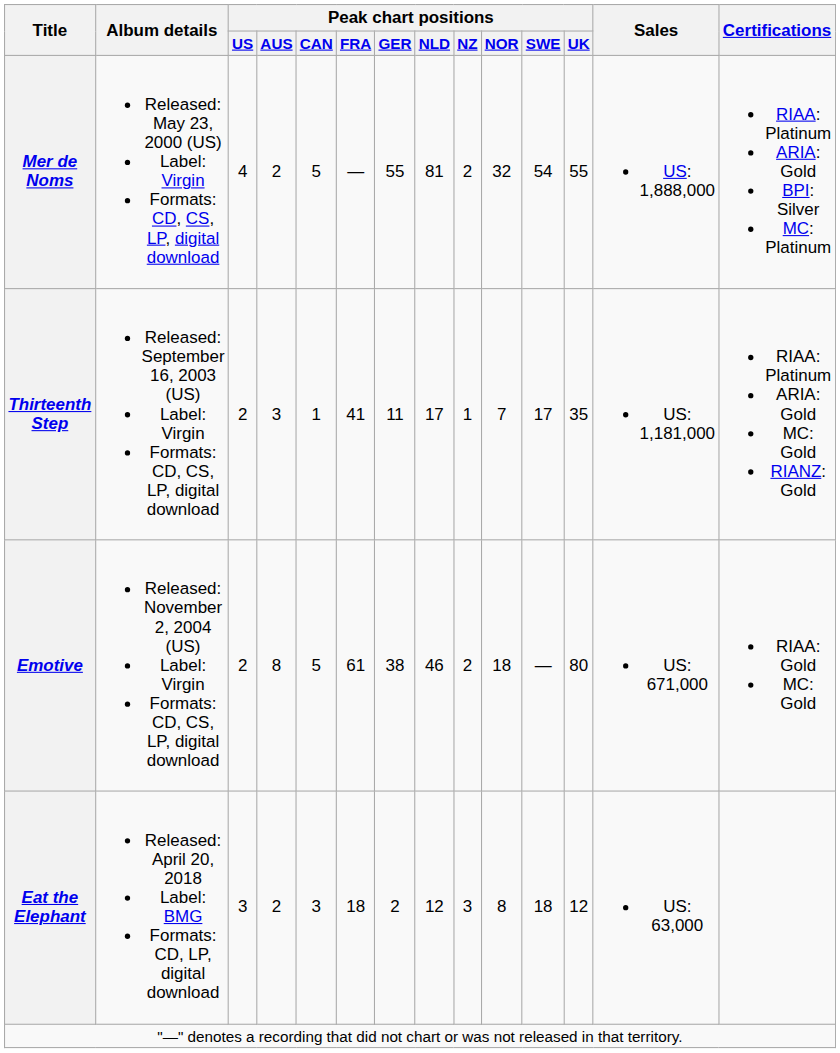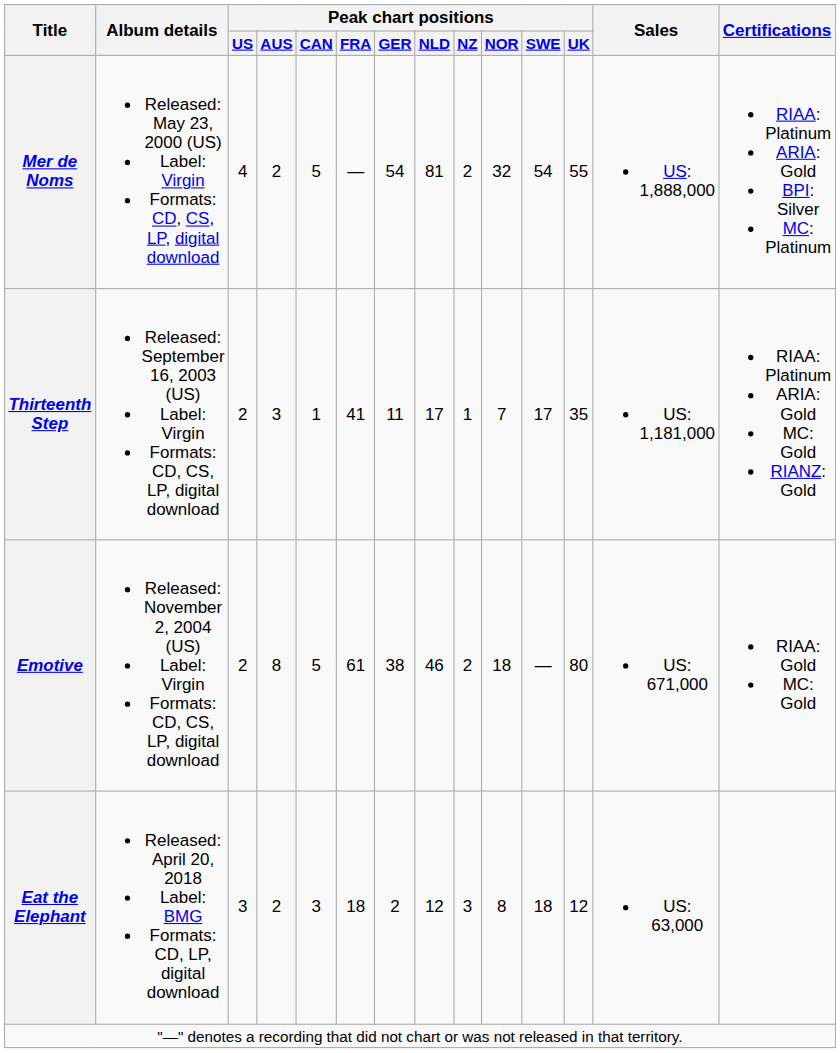(395, 171) 55 -> (395, 171) 54
